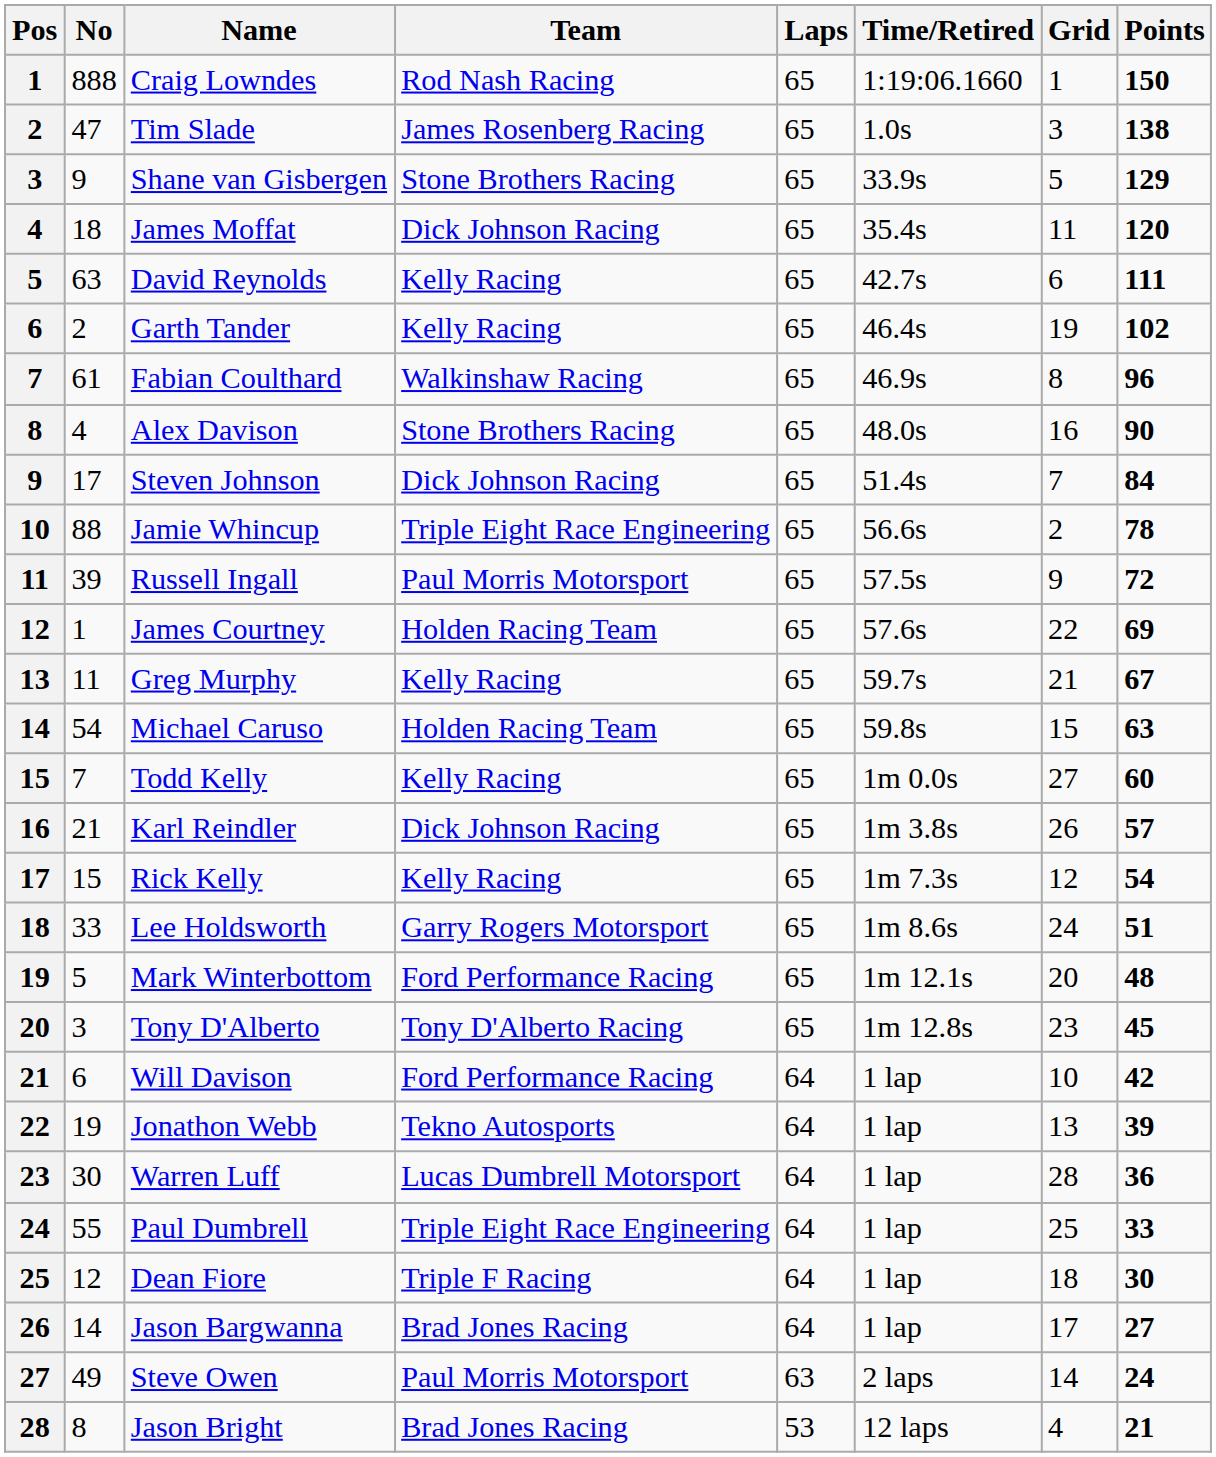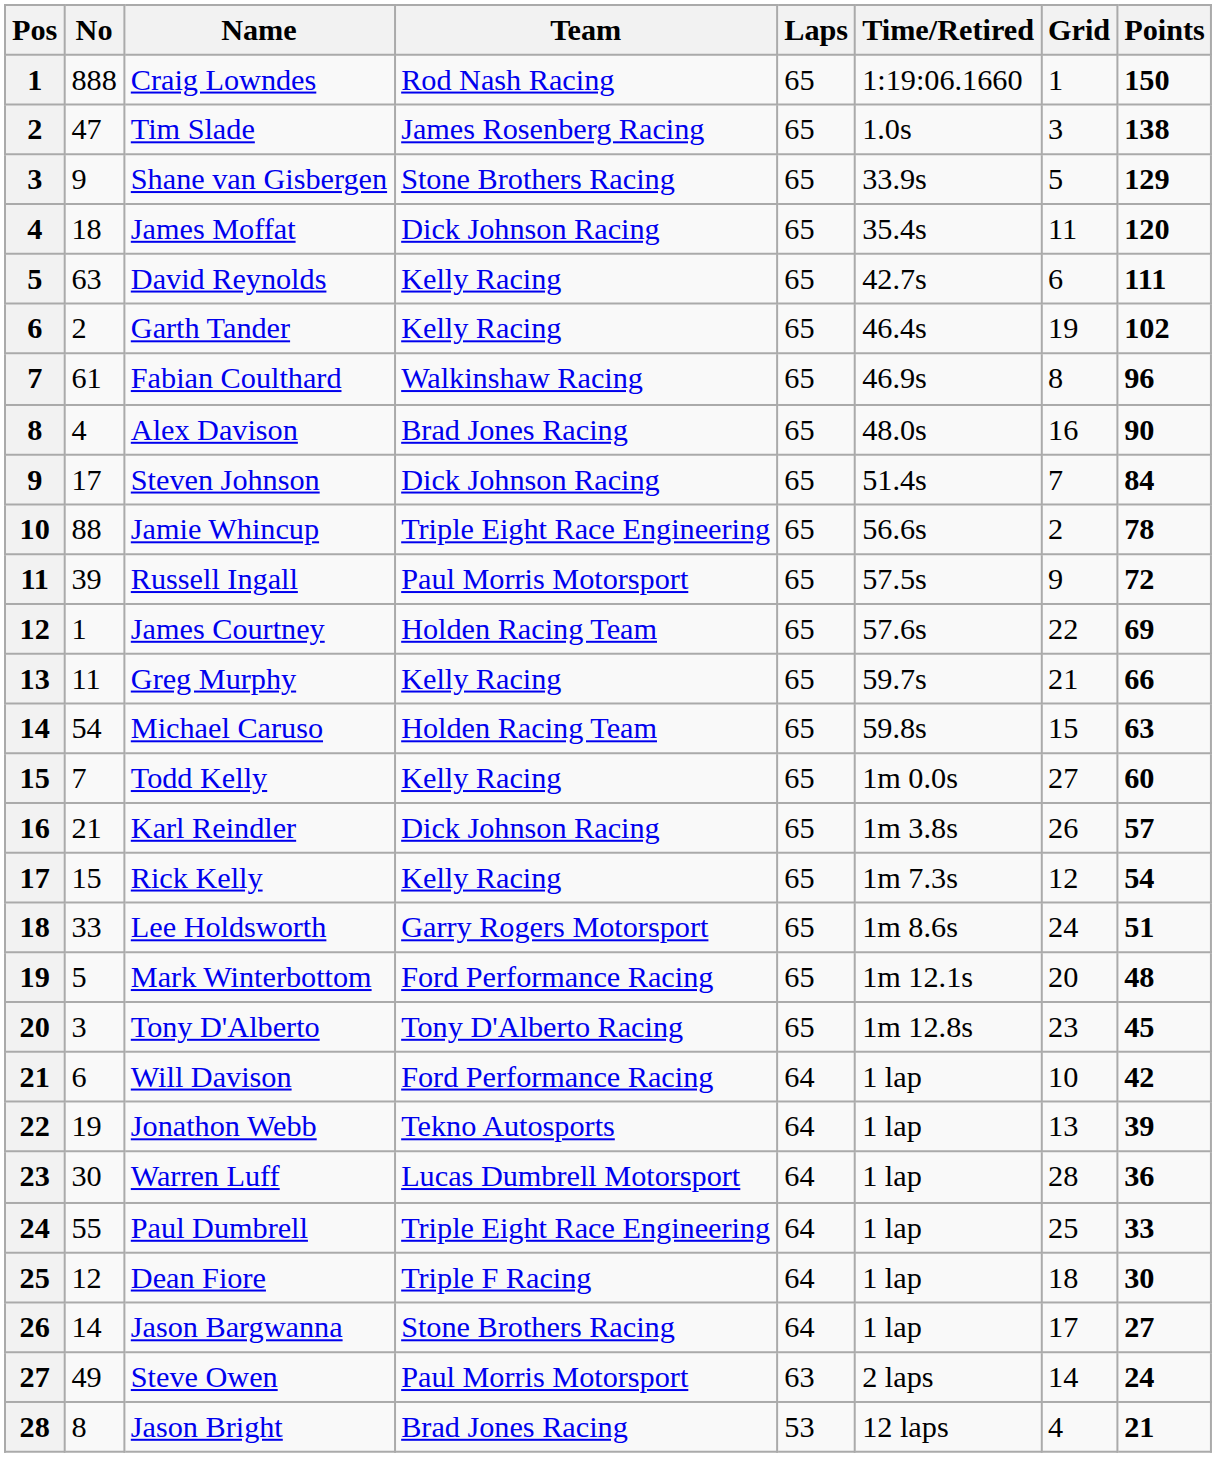(538, 428) Stone Brothers Racing -> (514, 428) Brad Jones Racing
(1139, 677) 67 -> (1139, 677) 66
(514, 1326) Brad Jones Racing -> (538, 1326) Stone Brothers Racing
